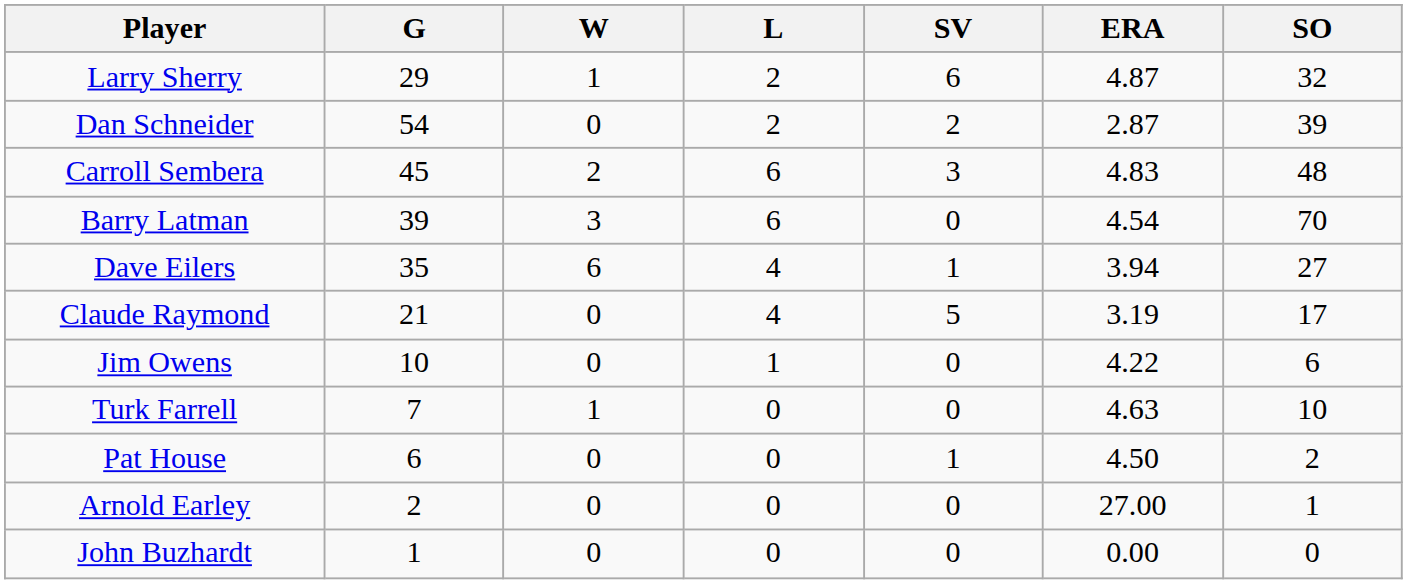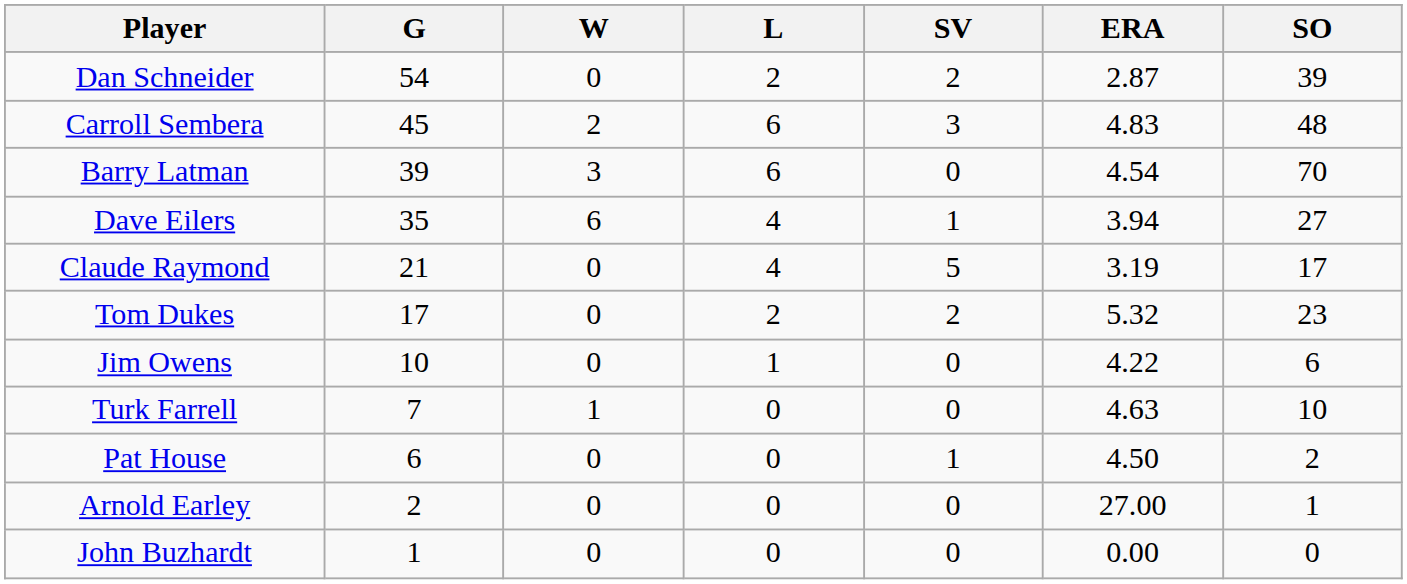- row: (165, 76)
+ row: (165, 314)
